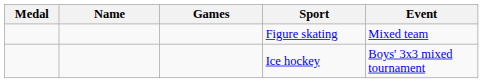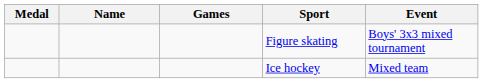(398, 34) Mixed team -> (410, 41) Boys' 3x3 mixed tournament
(410, 61) Boys' 3x3 mixed tournament -> (398, 68) Mixed team
